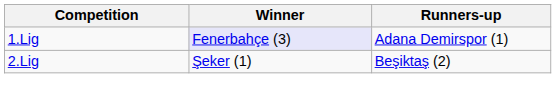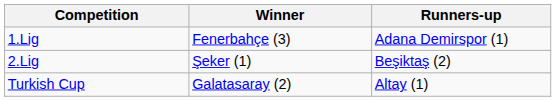(241, 38) lavender background -> (241, 38) no background
+ row: (46, 84)
